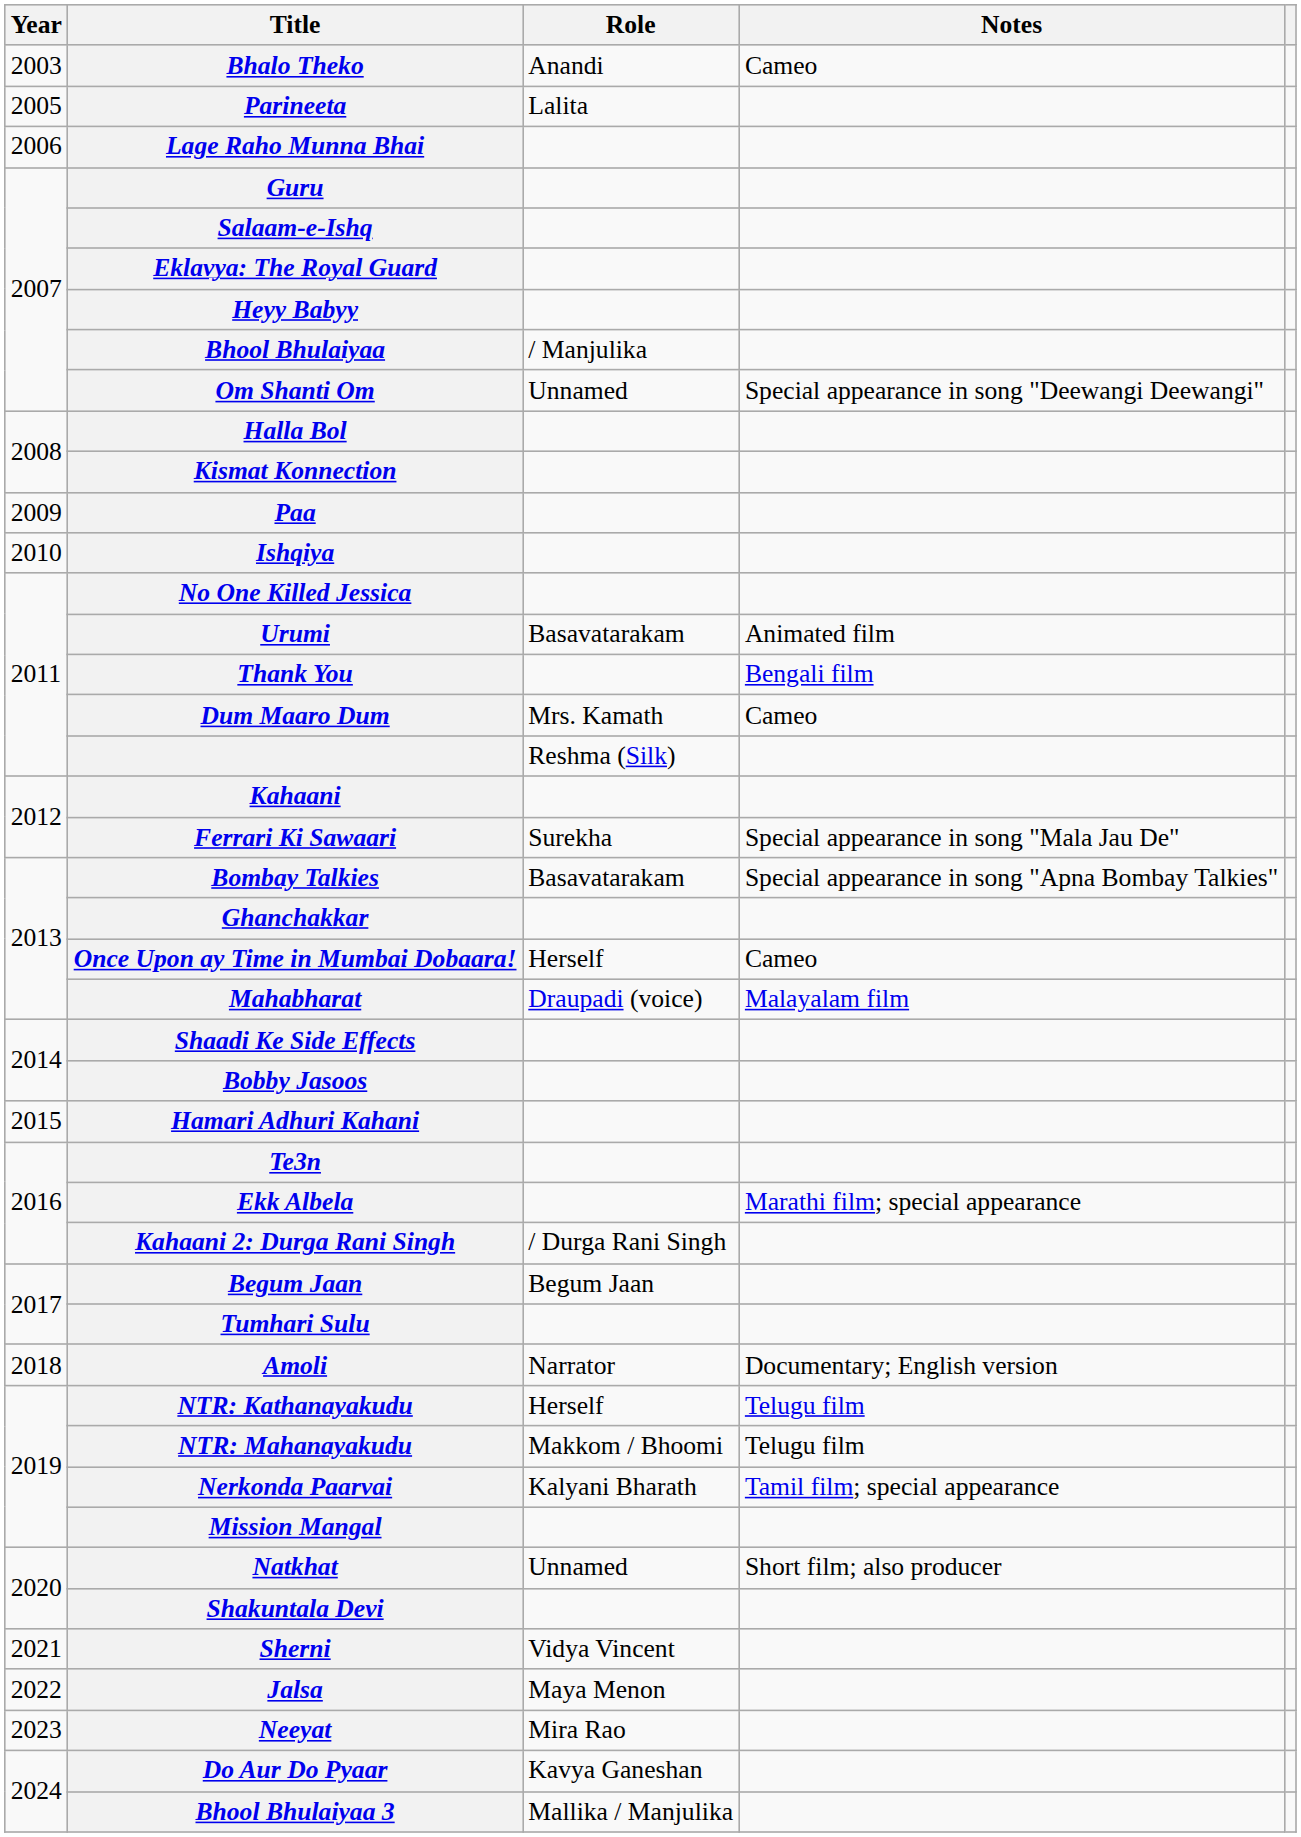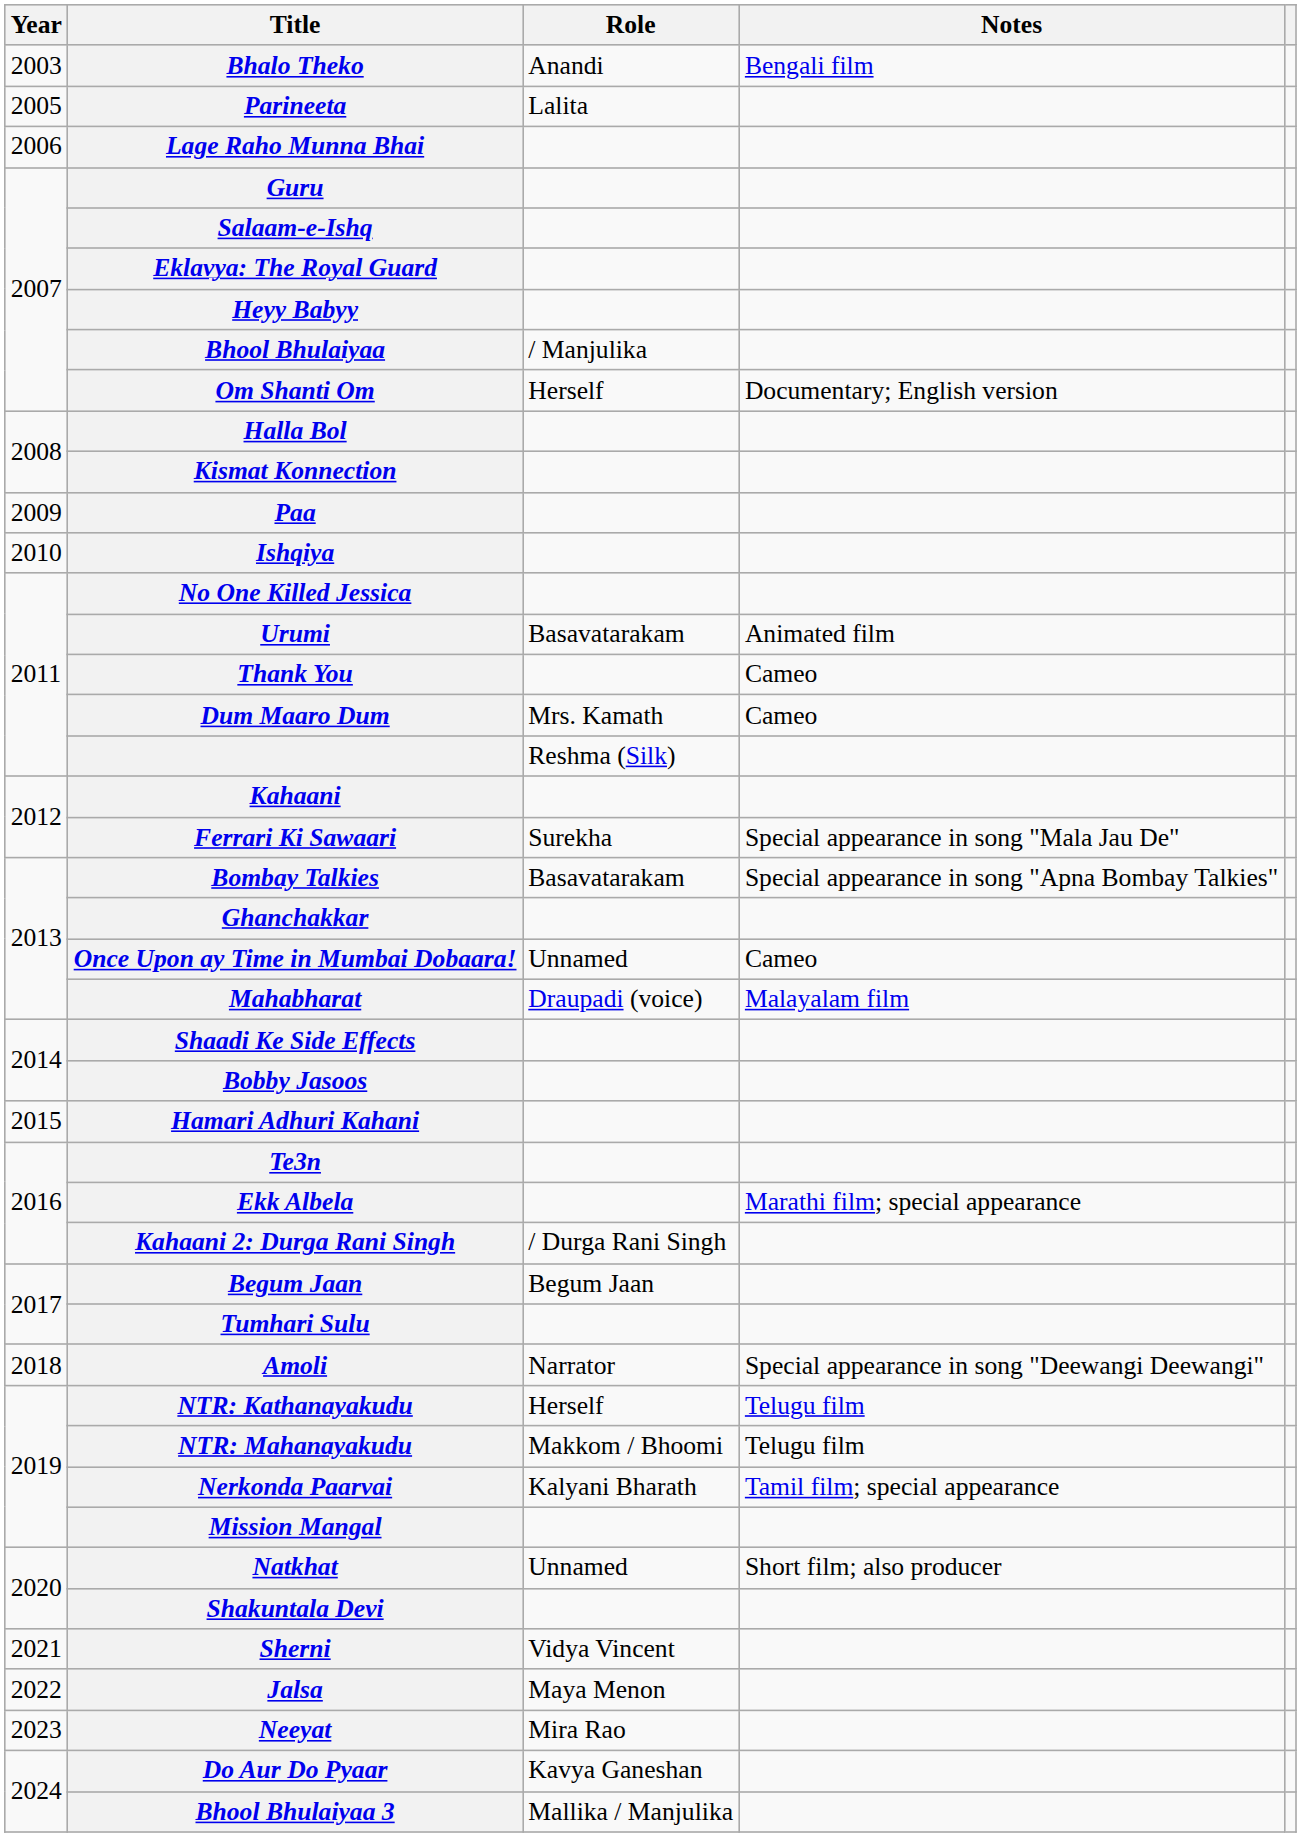(781, 65) Cameo -> (809, 65) Bengali film
(578, 390) Unnamed -> (566, 390) Herself
(1004, 390) Special appearance in song "Deewangi Deewangi" -> (901, 390) Documentary; English version
(809, 674) Bengali film -> (781, 674) Cameo
(566, 958) Herself -> (578, 958) Unnamed
(901, 1364) Documentary; English version -> (1004, 1364) Special appearance in song "Deewangi Deewangi"
